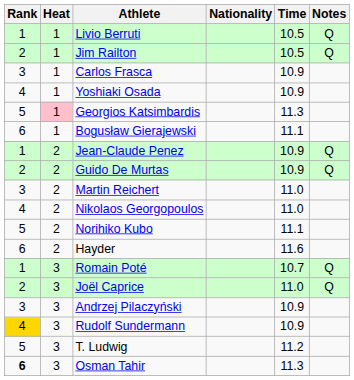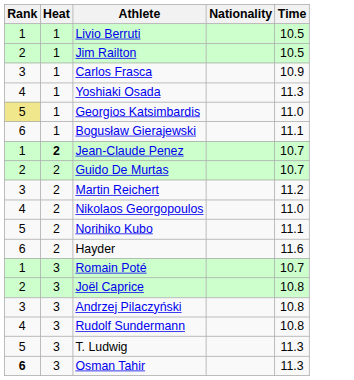- column: (329, 14)
(292, 92) 10.9 -> (292, 92) 11.3
(22, 111) no background -> (22, 111) khaki background
(56, 111) pink background -> (56, 111) no background
(292, 111) 11.3 -> (292, 111) 11.0
(56, 151) normal -> (56, 151) bold
(292, 151) 10.9 -> (292, 151) 10.7
(292, 170) 10.9 -> (292, 170) 10.7
(292, 190) 11.0 -> (292, 190) 11.2
(292, 287) 11.0 -> (292, 287) 10.8
(292, 307) 10.9 -> (292, 307) 10.8
(22, 326) gold background -> (22, 326) no background
(292, 326) 10.9 -> (292, 326) 10.8
(292, 346) 11.2 -> (292, 346) 11.3
